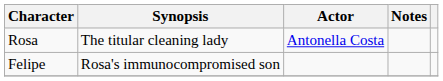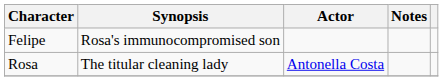rows swapped: (23, 40) <-> (27, 64)
